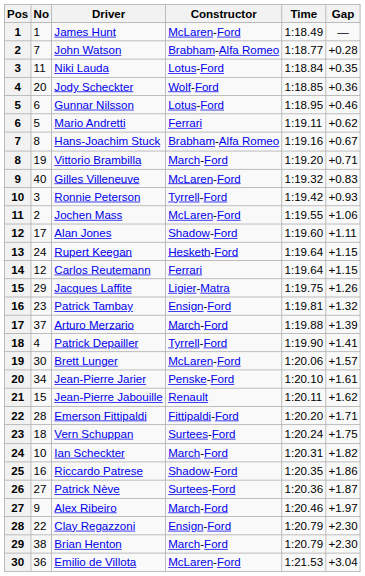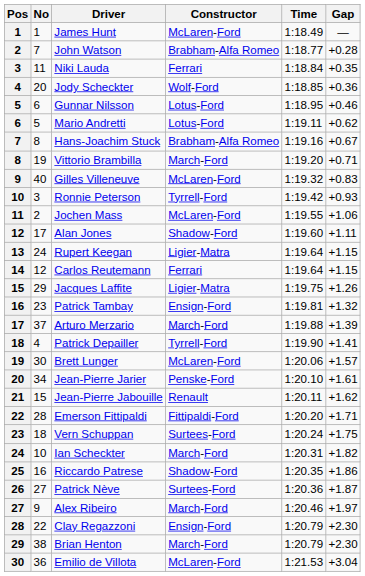(196, 69) Lotus-Ford -> (185, 69) Ferrari
(185, 123) Ferrari -> (196, 123) Lotus-Ford
(203, 251) Hesketh-Ford -> (199, 251) Ligier-Matra
